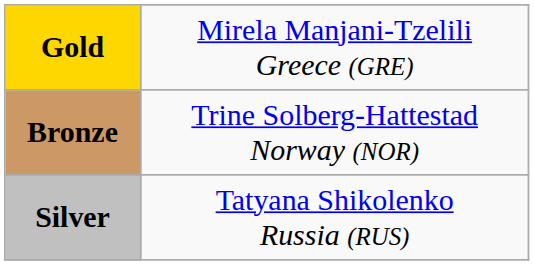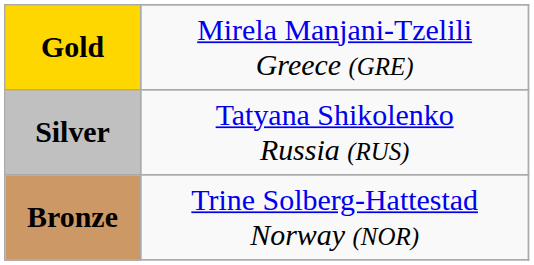rows swapped: (73, 216) <-> (73, 131)
